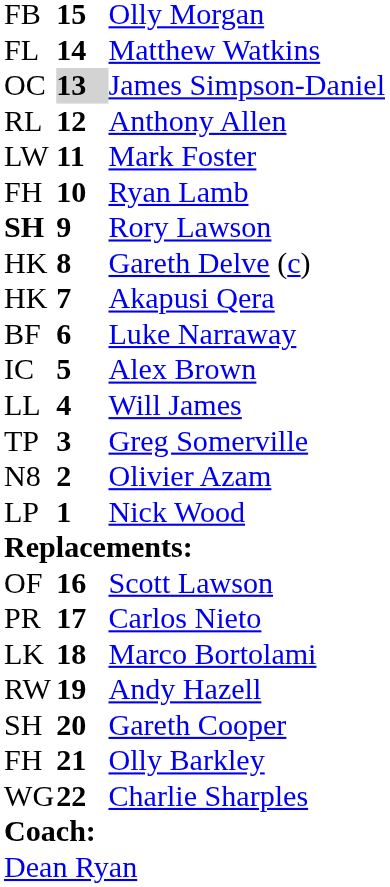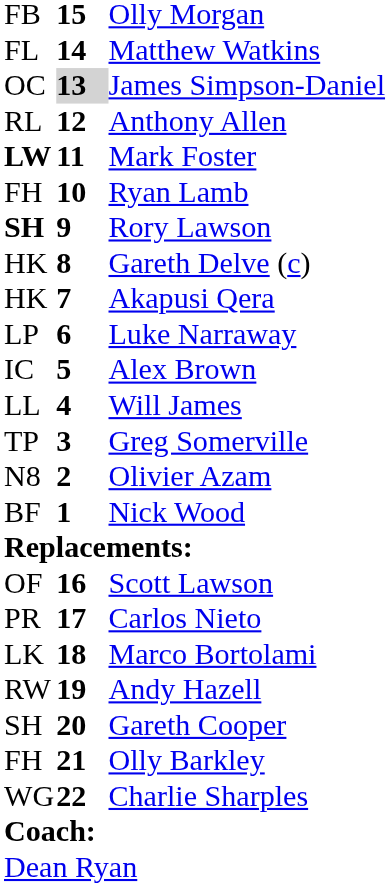(26, 156) normal -> (28, 156) bold
(22, 333) BF -> (22, 333) LP
(22, 511) LP -> (22, 511) BF
